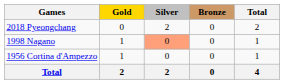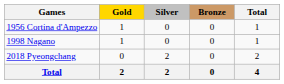rows swapped: (52, 57) <-> (41, 27)
(167, 42) lightsalmon background -> (167, 42) no background
